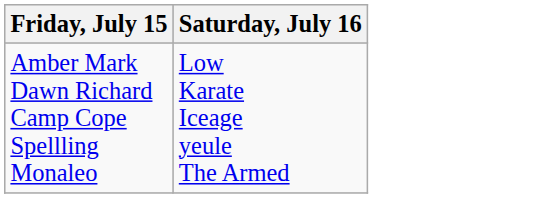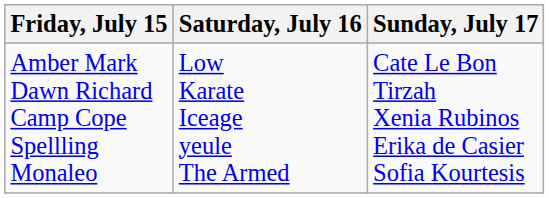+ column: (456, 23)
